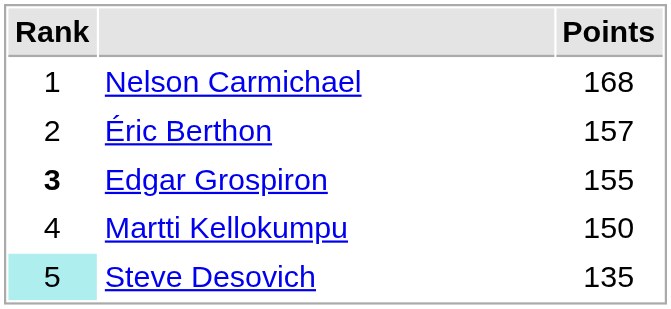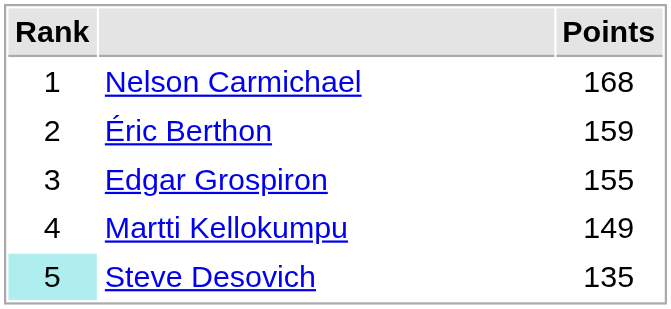(609, 131) 157 -> (609, 131) 159
(52, 180) bold -> (52, 180) normal
(609, 228) 150 -> (609, 228) 149
